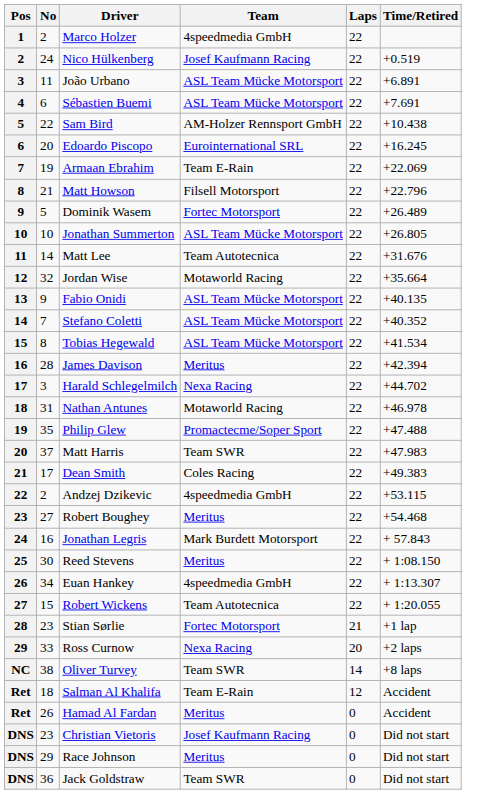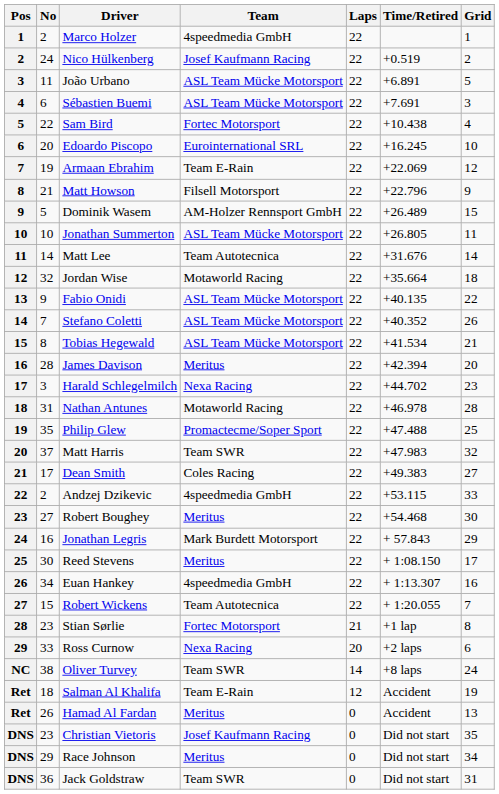+ column: (478, 15)
(263, 124) AM-Holzer Rennsport GmbH -> (232, 124) Fortec Motorsport
(232, 211) Fortec Motorsport -> (263, 211) AM-Holzer Rennsport GmbH
